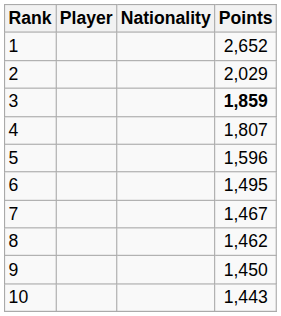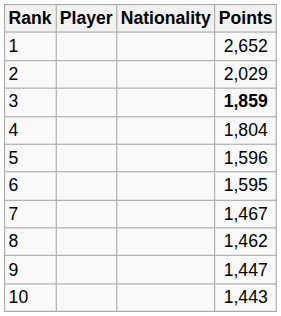(246, 130) 1,807 -> (246, 130) 1,804
(246, 185) 1,495 -> (246, 185) 1,595
(246, 269) 1,450 -> (246, 269) 1,447
